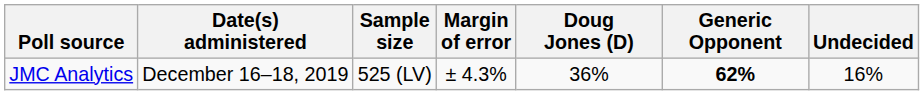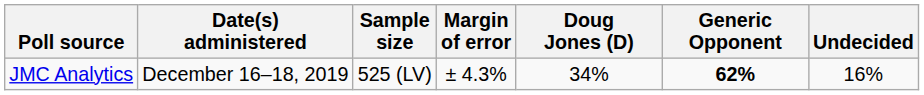(589, 74) 36% -> (589, 74) 34%
